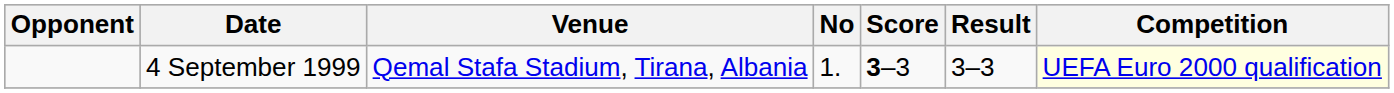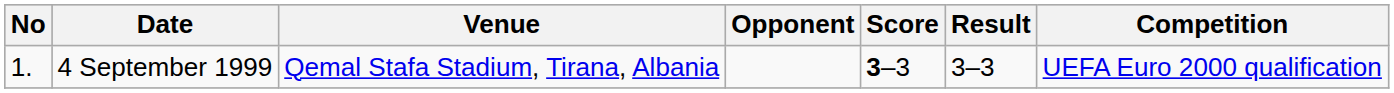columns swapped: (837, 25) <-> (72, 25)
(1212, 66) lightyellow background -> (1212, 66) no background
